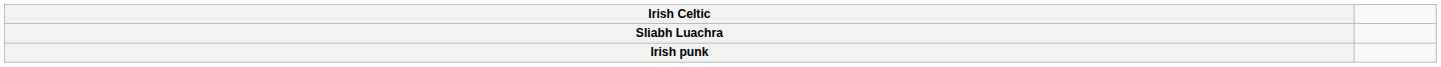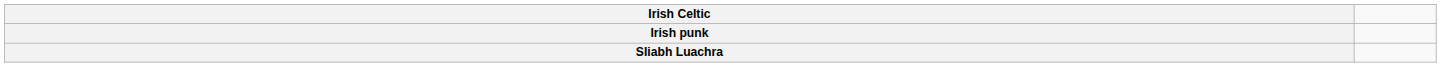rows swapped: (679, 33) <-> (679, 52)
